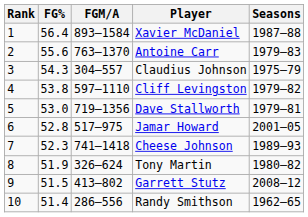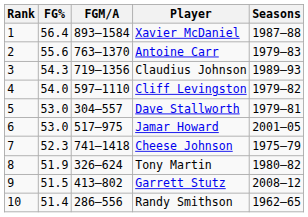(98, 70) 304–557 -> (102, 70) 719–1356
(277, 70) 1975–79 -> (277, 70) 1989–93
(55, 89) 53.8 -> (55, 89) 54.0
(102, 108) 719–1356 -> (98, 108) 304–557
(55, 127) 52.8 -> (55, 127) 53.0
(277, 146) 1989–93 -> (277, 146) 1975–79
